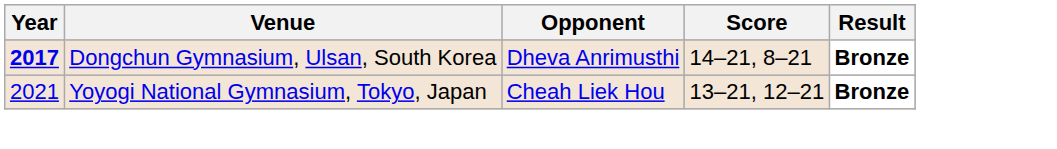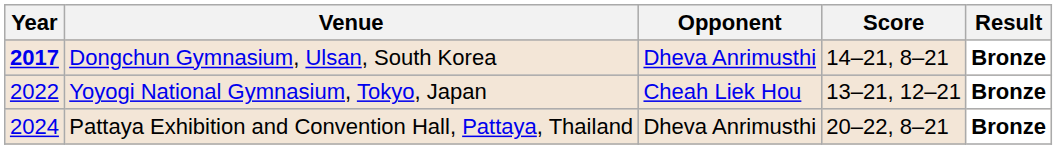(34, 92) 2021 -> (34, 92) 2022
+ row: (351, 127)
